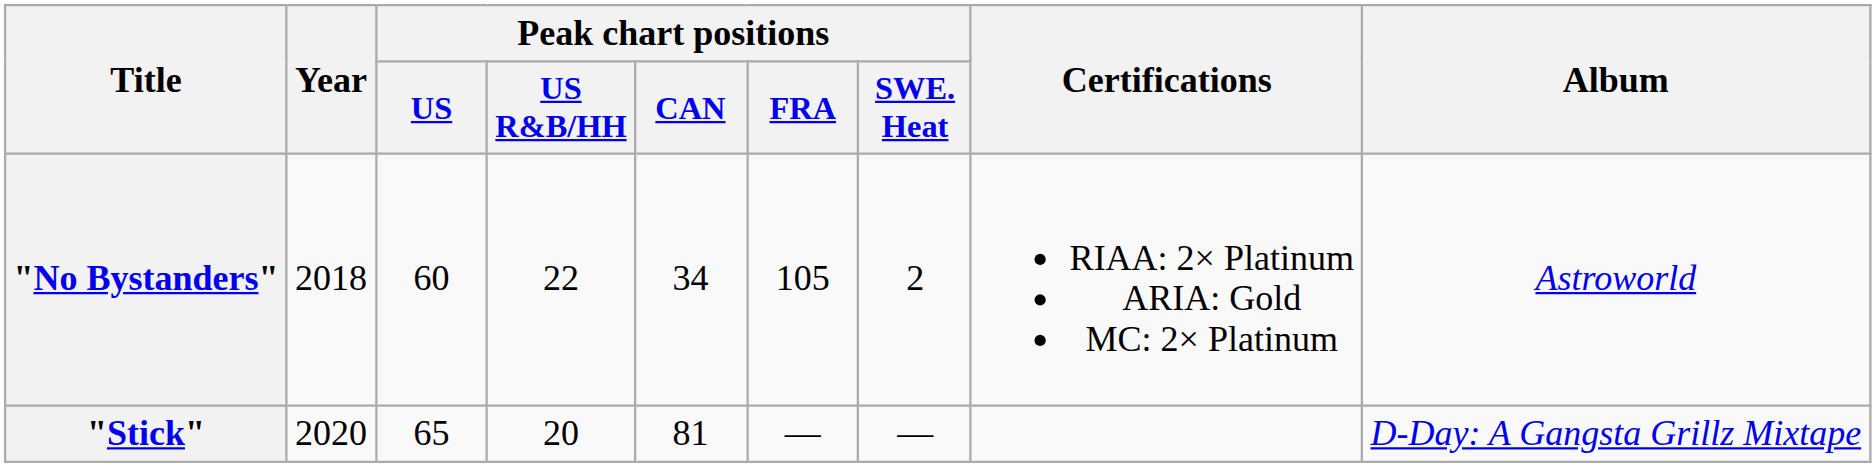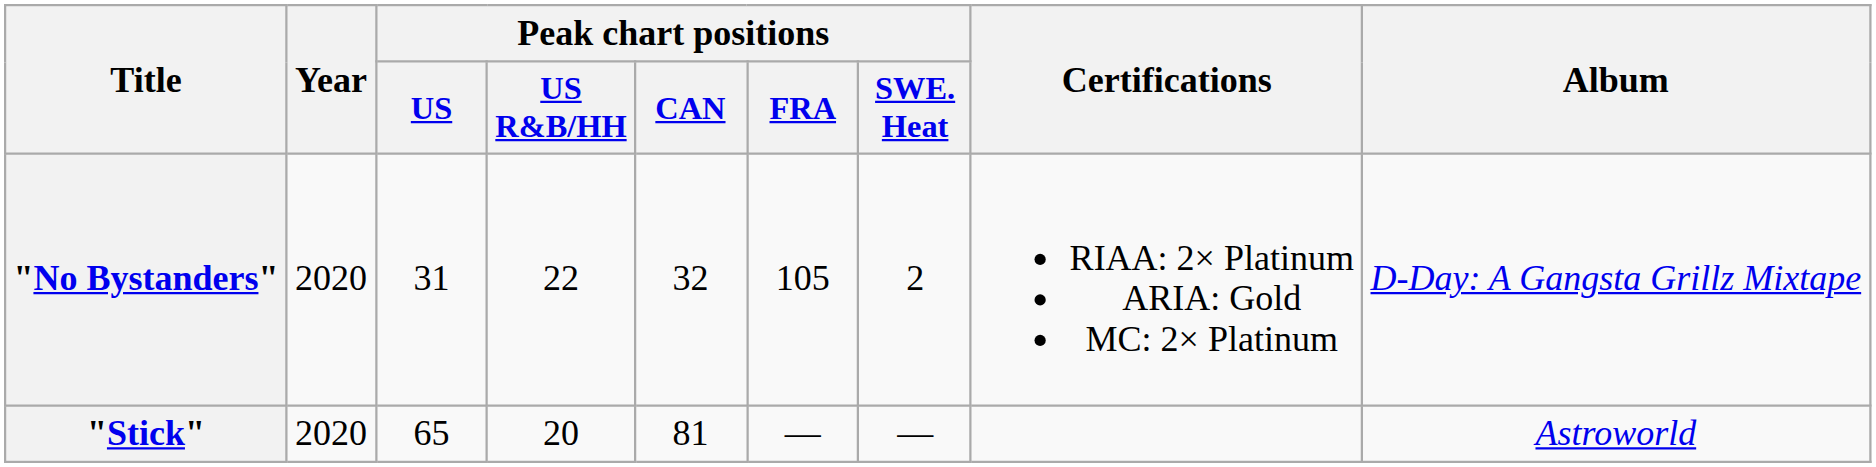(331, 278) 2018 -> (331, 278) 2020
(432, 278) 60 -> (432, 278) 31
(690, 278) 34 -> (690, 278) 32
(1616, 278) Astroworld -> (1616, 278) D-Day: A Gangsta Grillz Mixtape
(1616, 432) D-Day: A Gangsta Grillz Mixtape -> (1616, 432) Astroworld
